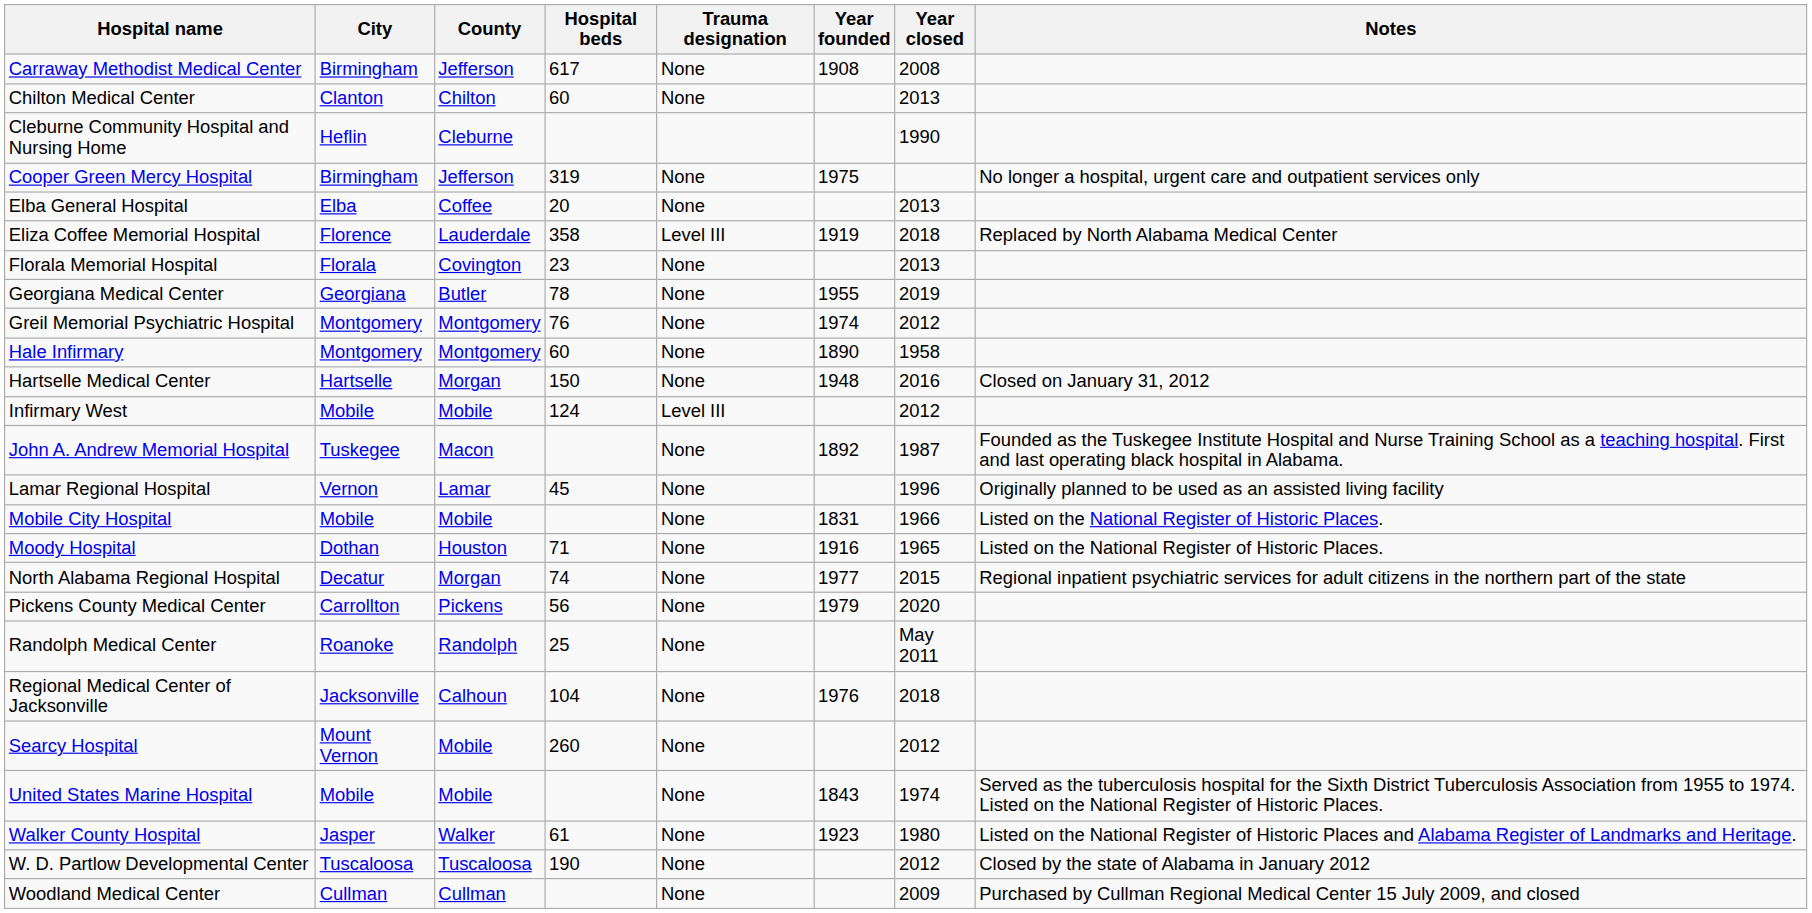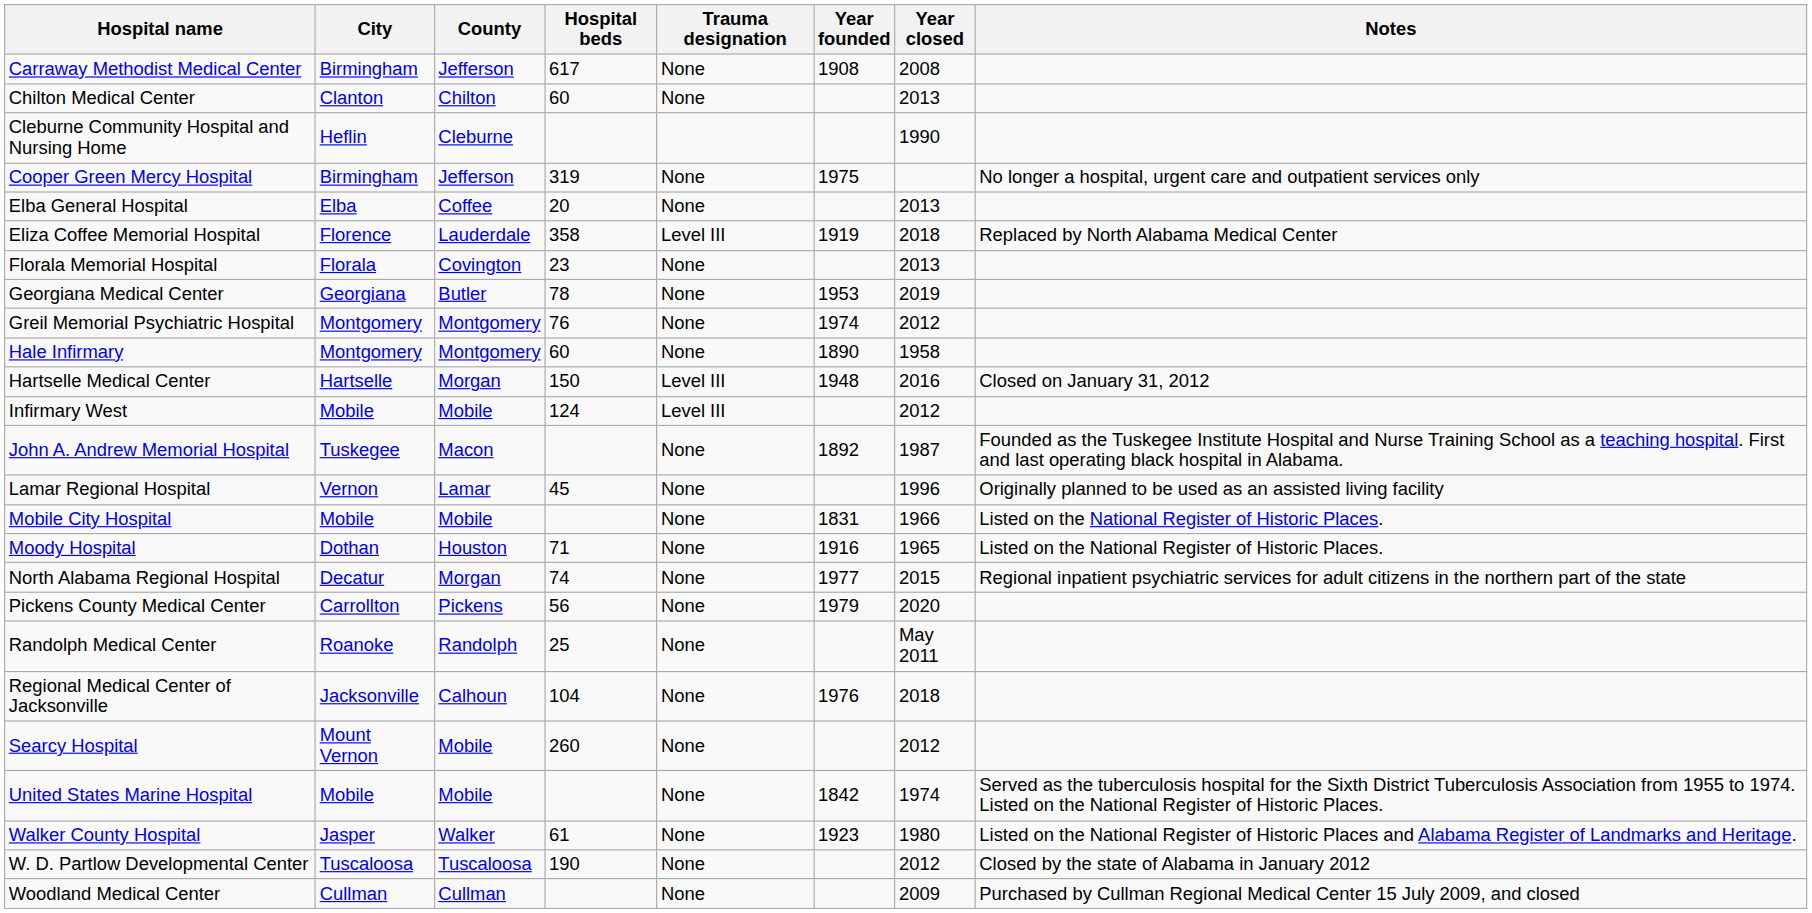(838, 293) 1955 -> (838, 293) 1953
(683, 381) None -> (693, 381) Level III
(838, 795) 1843 -> (838, 795) 1842
